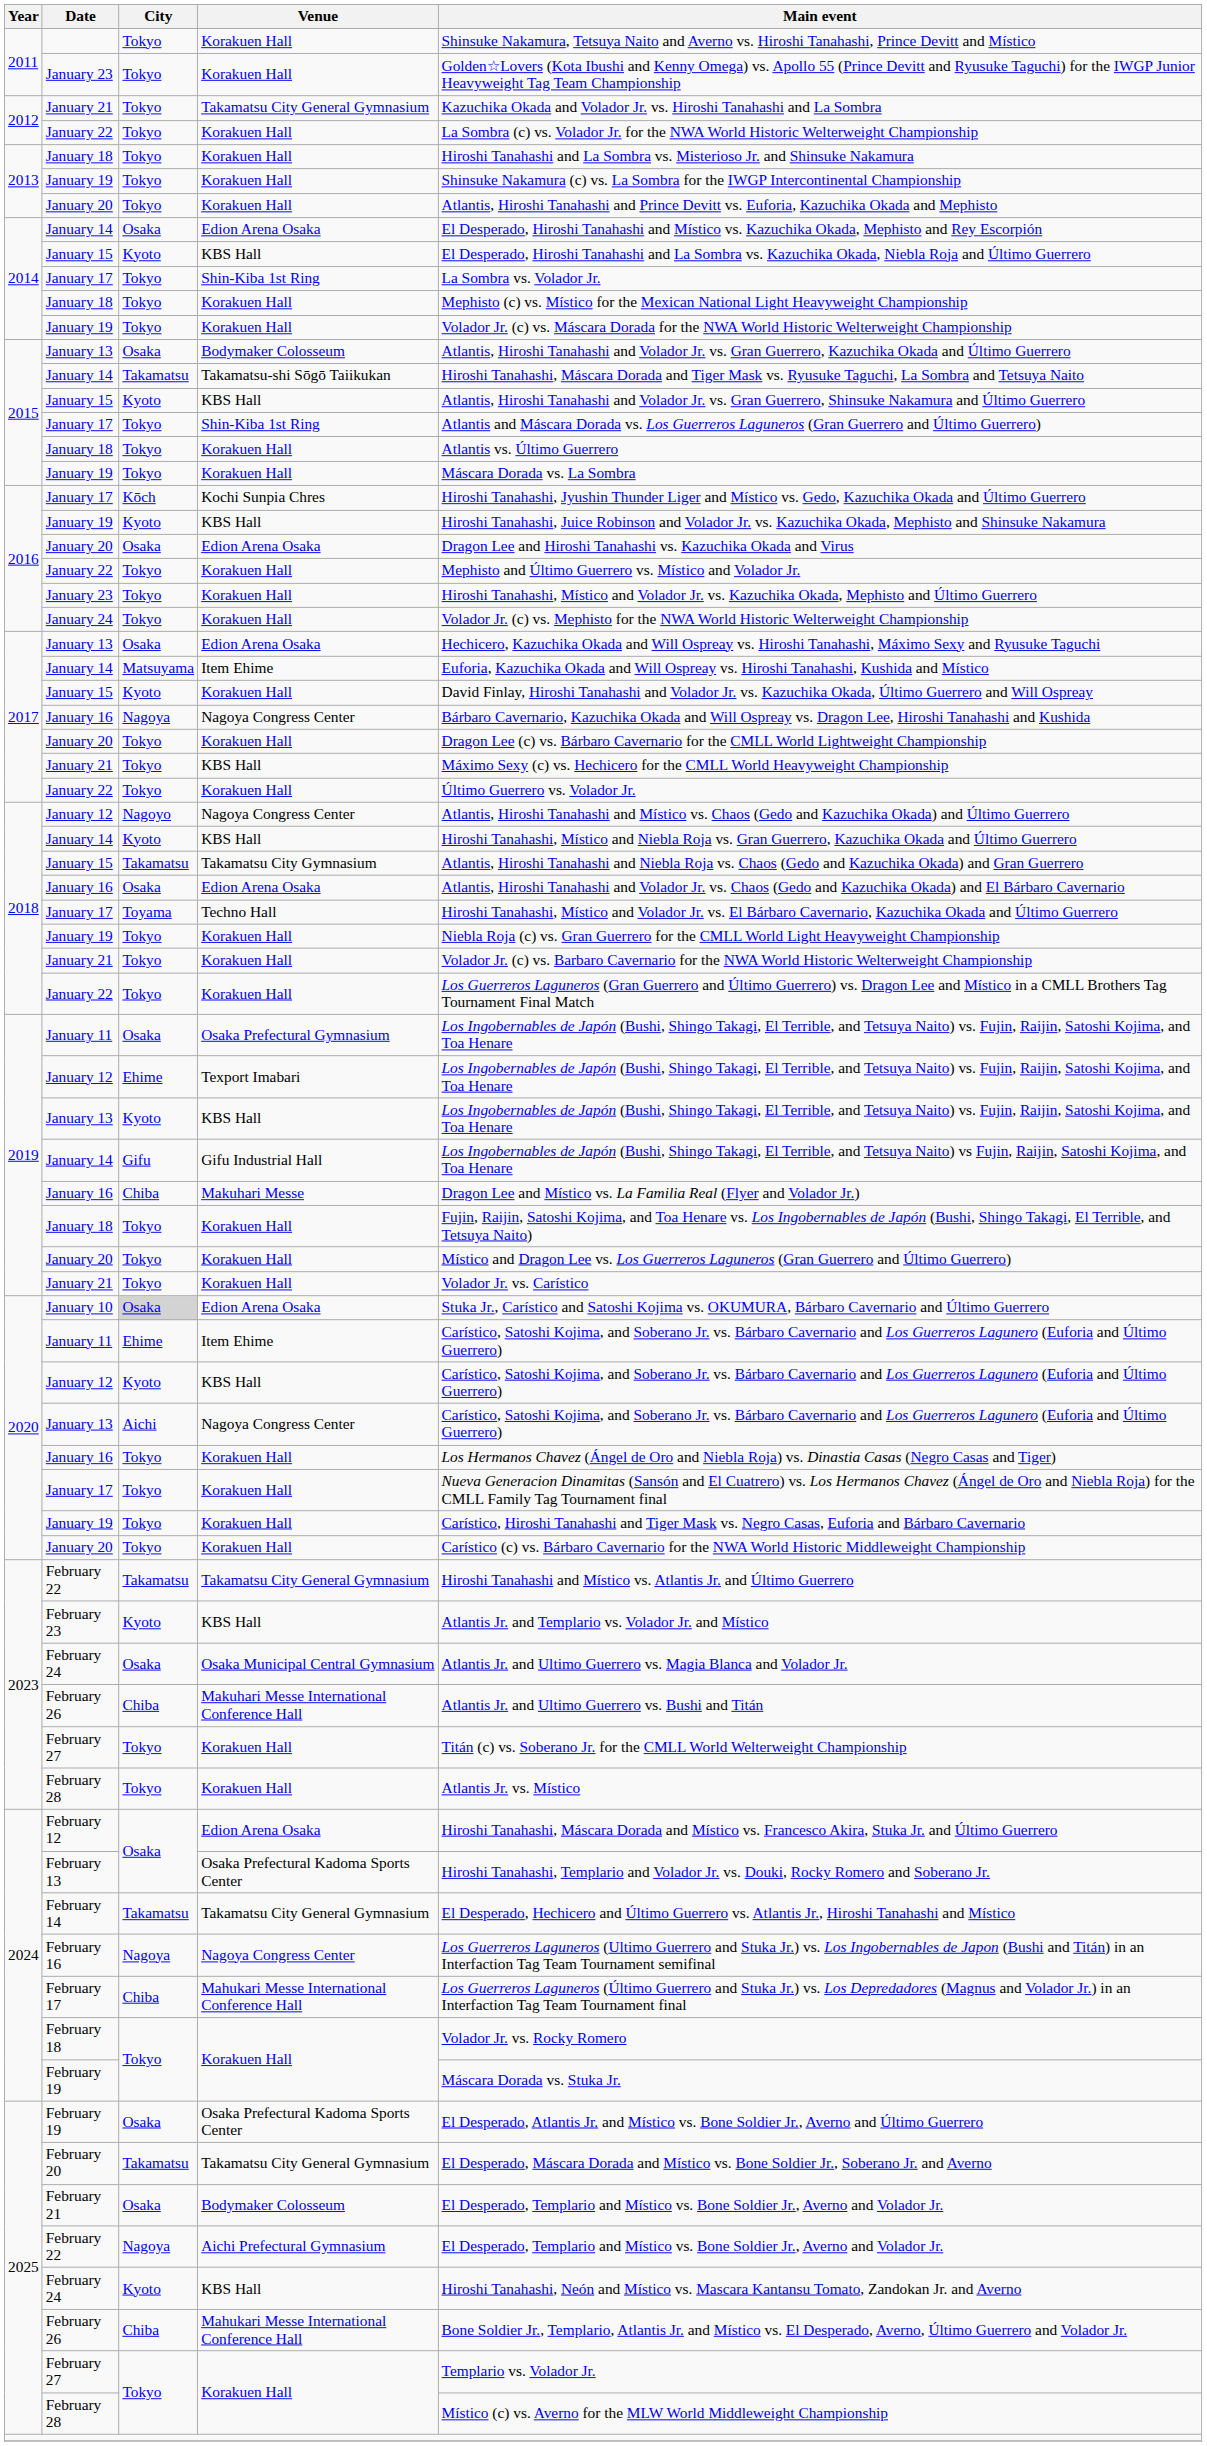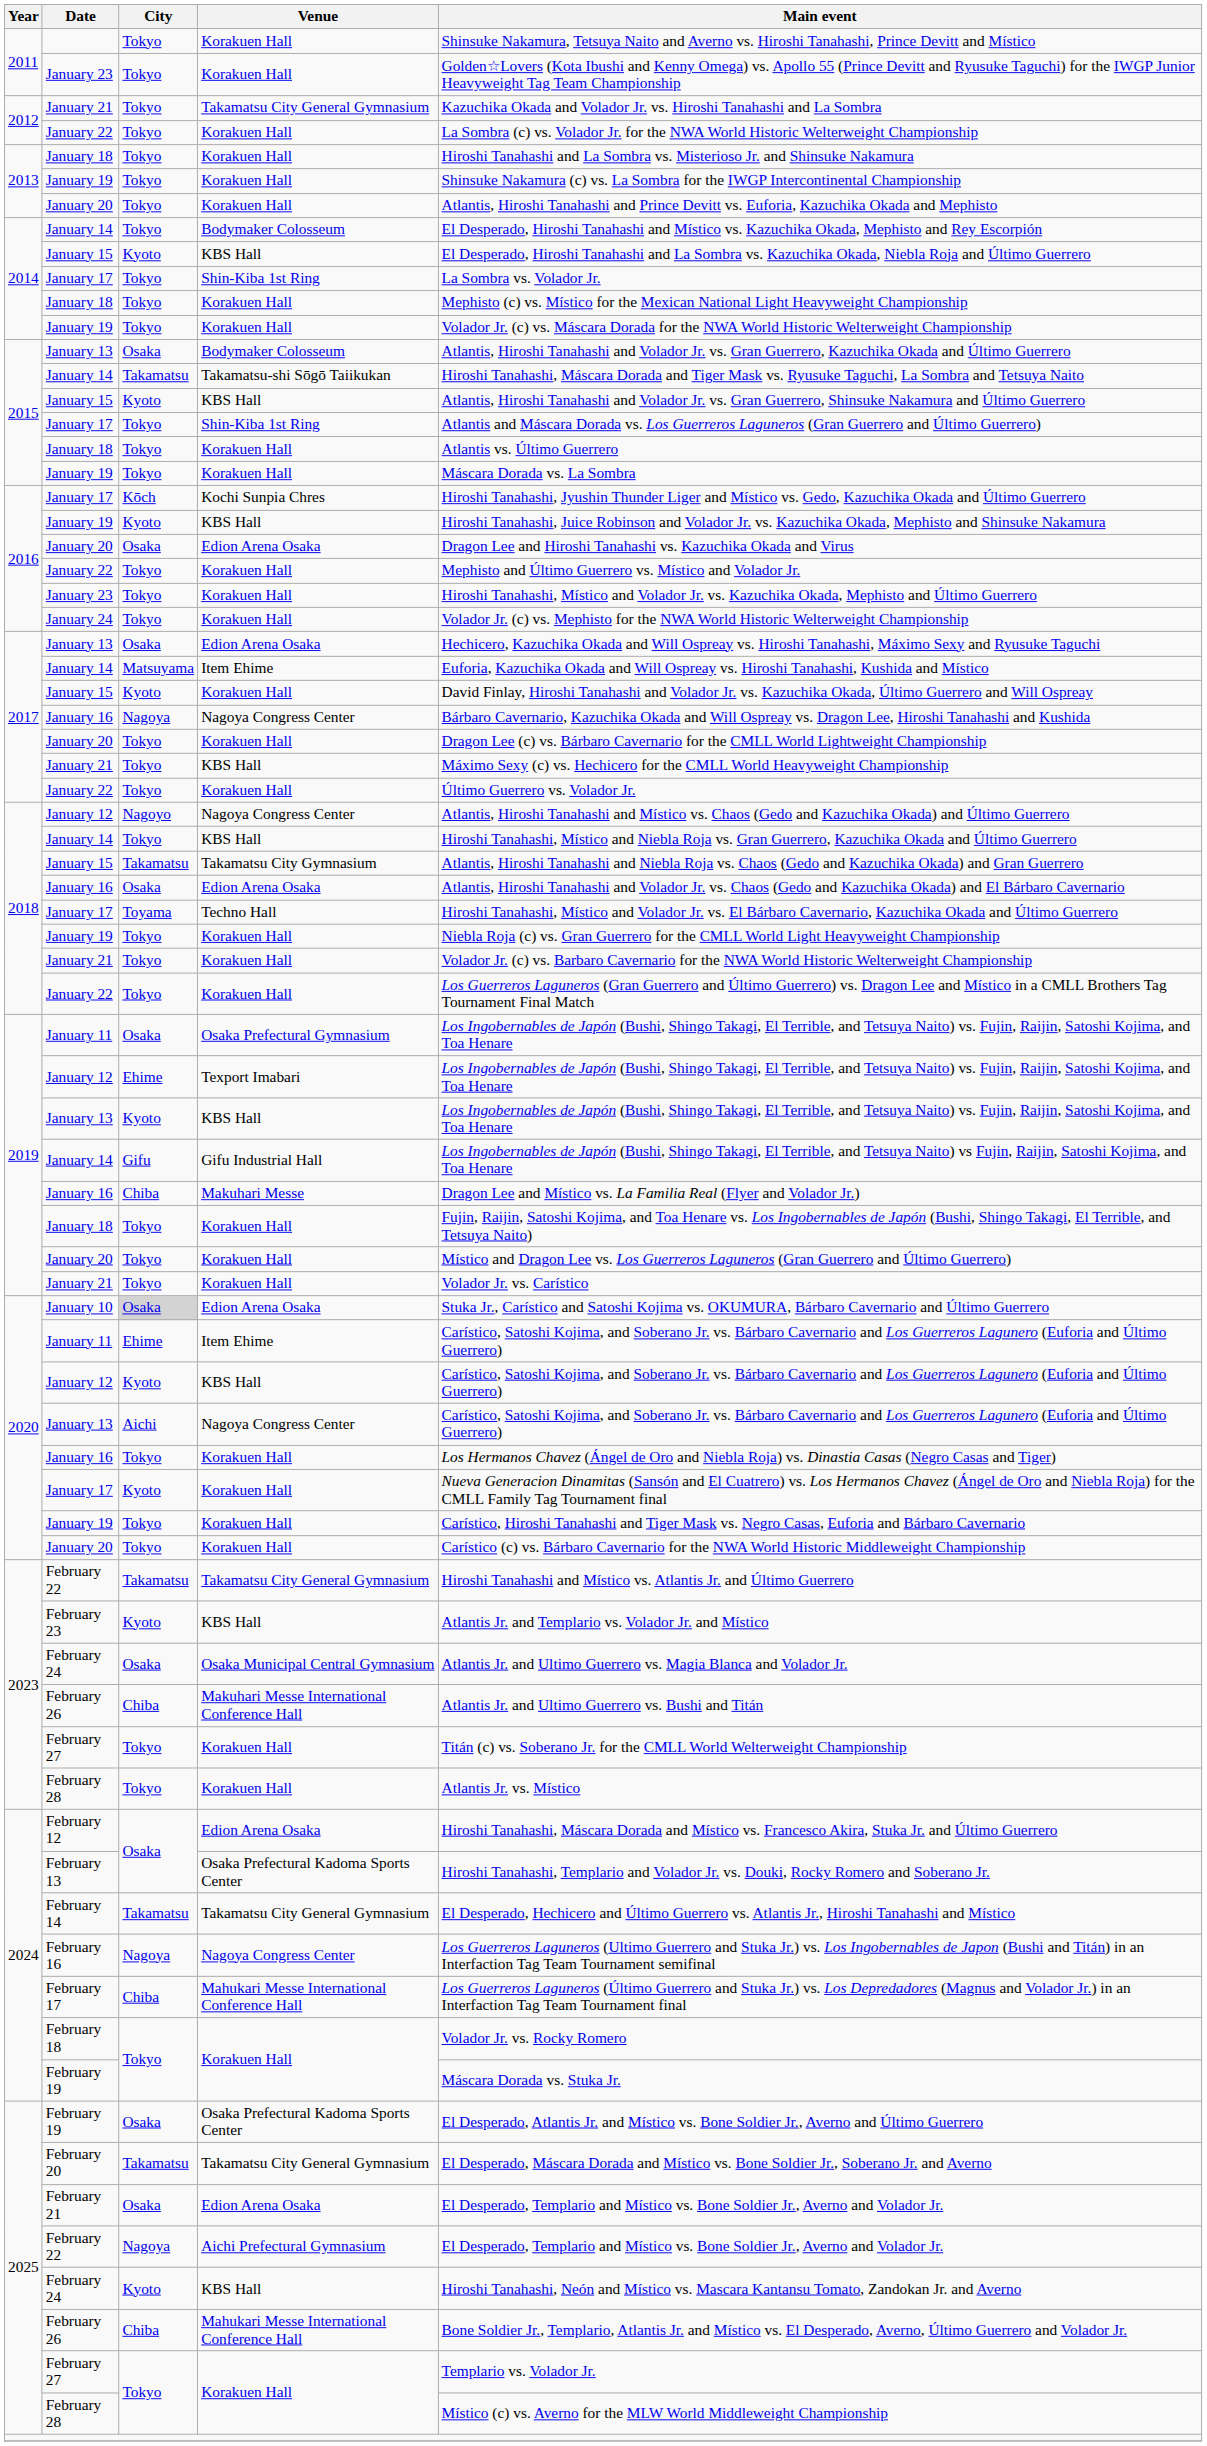(142, 229) Osaka -> (142, 229) Tokyo
(261, 229) Edion Arena Osaka -> (273, 229) Bodymaker Colosseum
(142, 838) Kyoto -> (142, 838) Tokyo
(142, 1490) Tokyo -> (142, 1490) Kyoto
(273, 2205) Bodymaker Colosseum -> (261, 2205) Edion Arena Osaka
